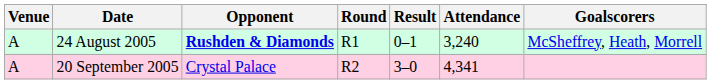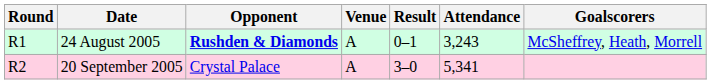columns swapped: (364, 16) <-> (29, 16)
(461, 41) 3,240 -> (461, 41) 3,243
(461, 66) 4,341 -> (461, 66) 5,341
